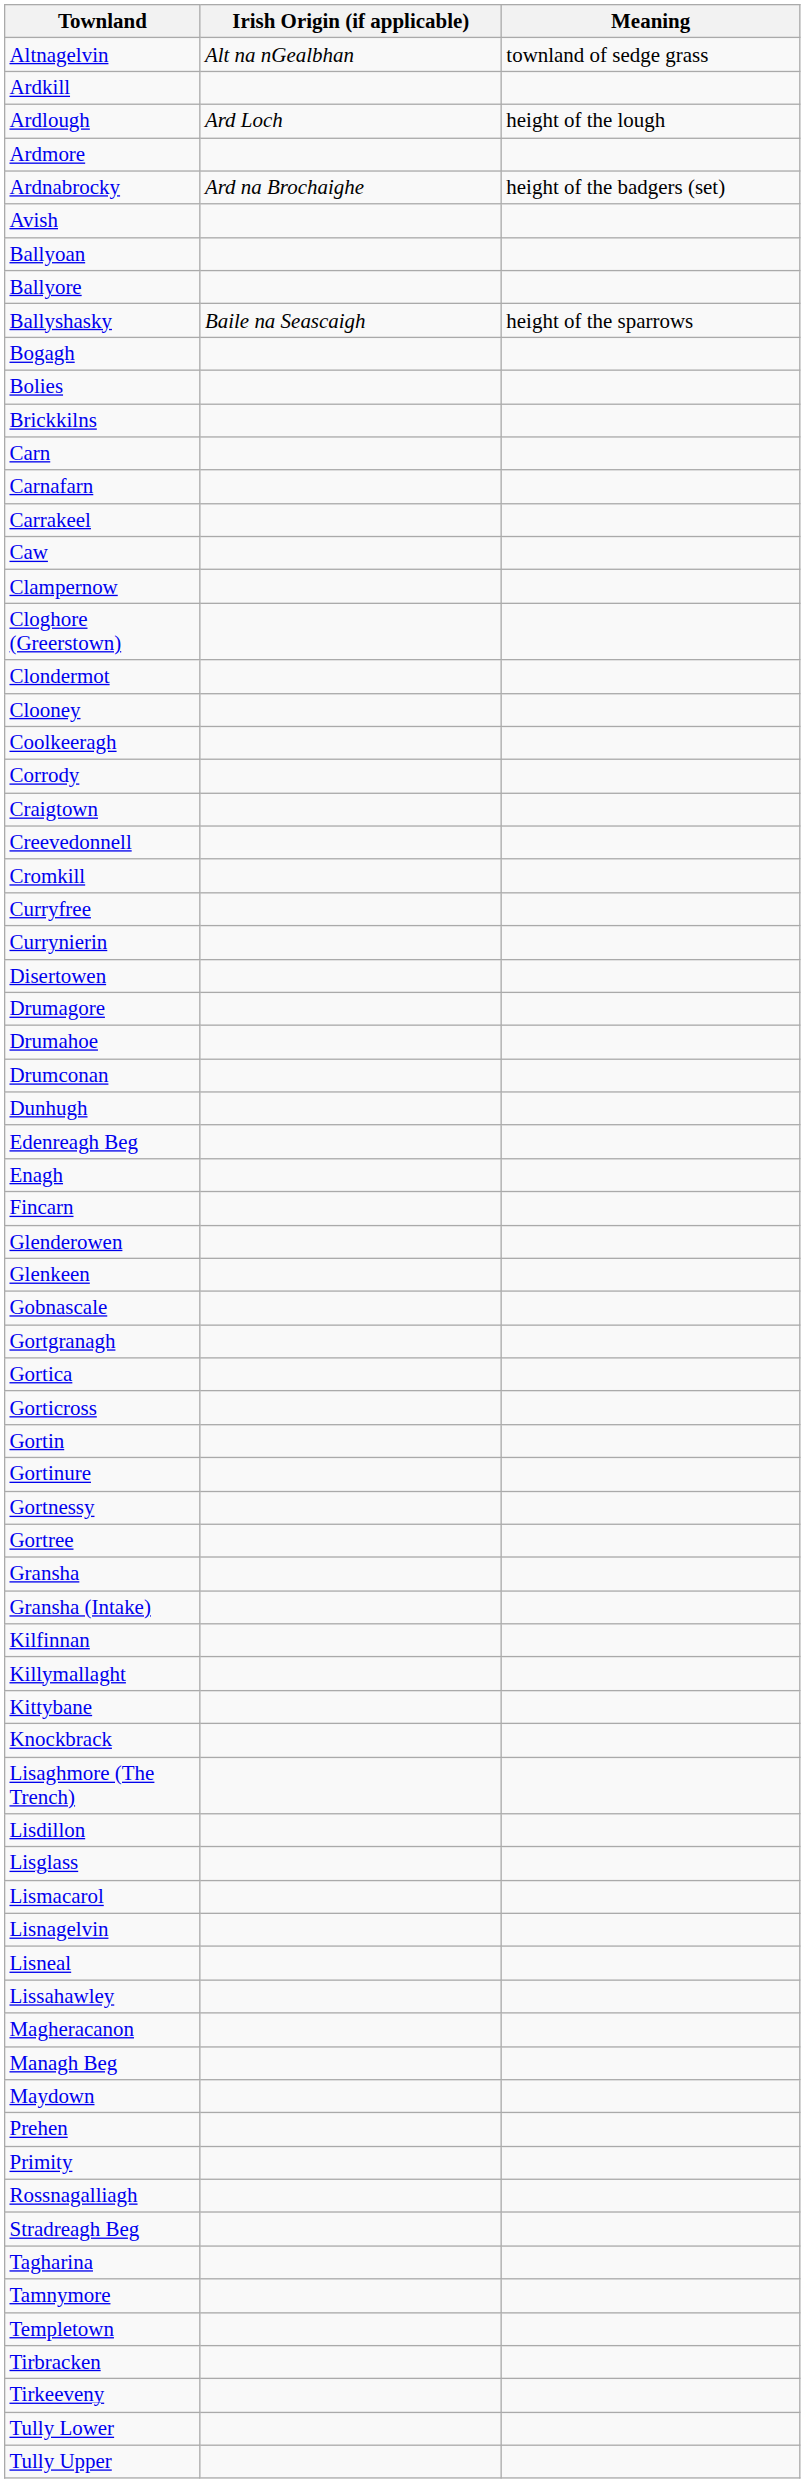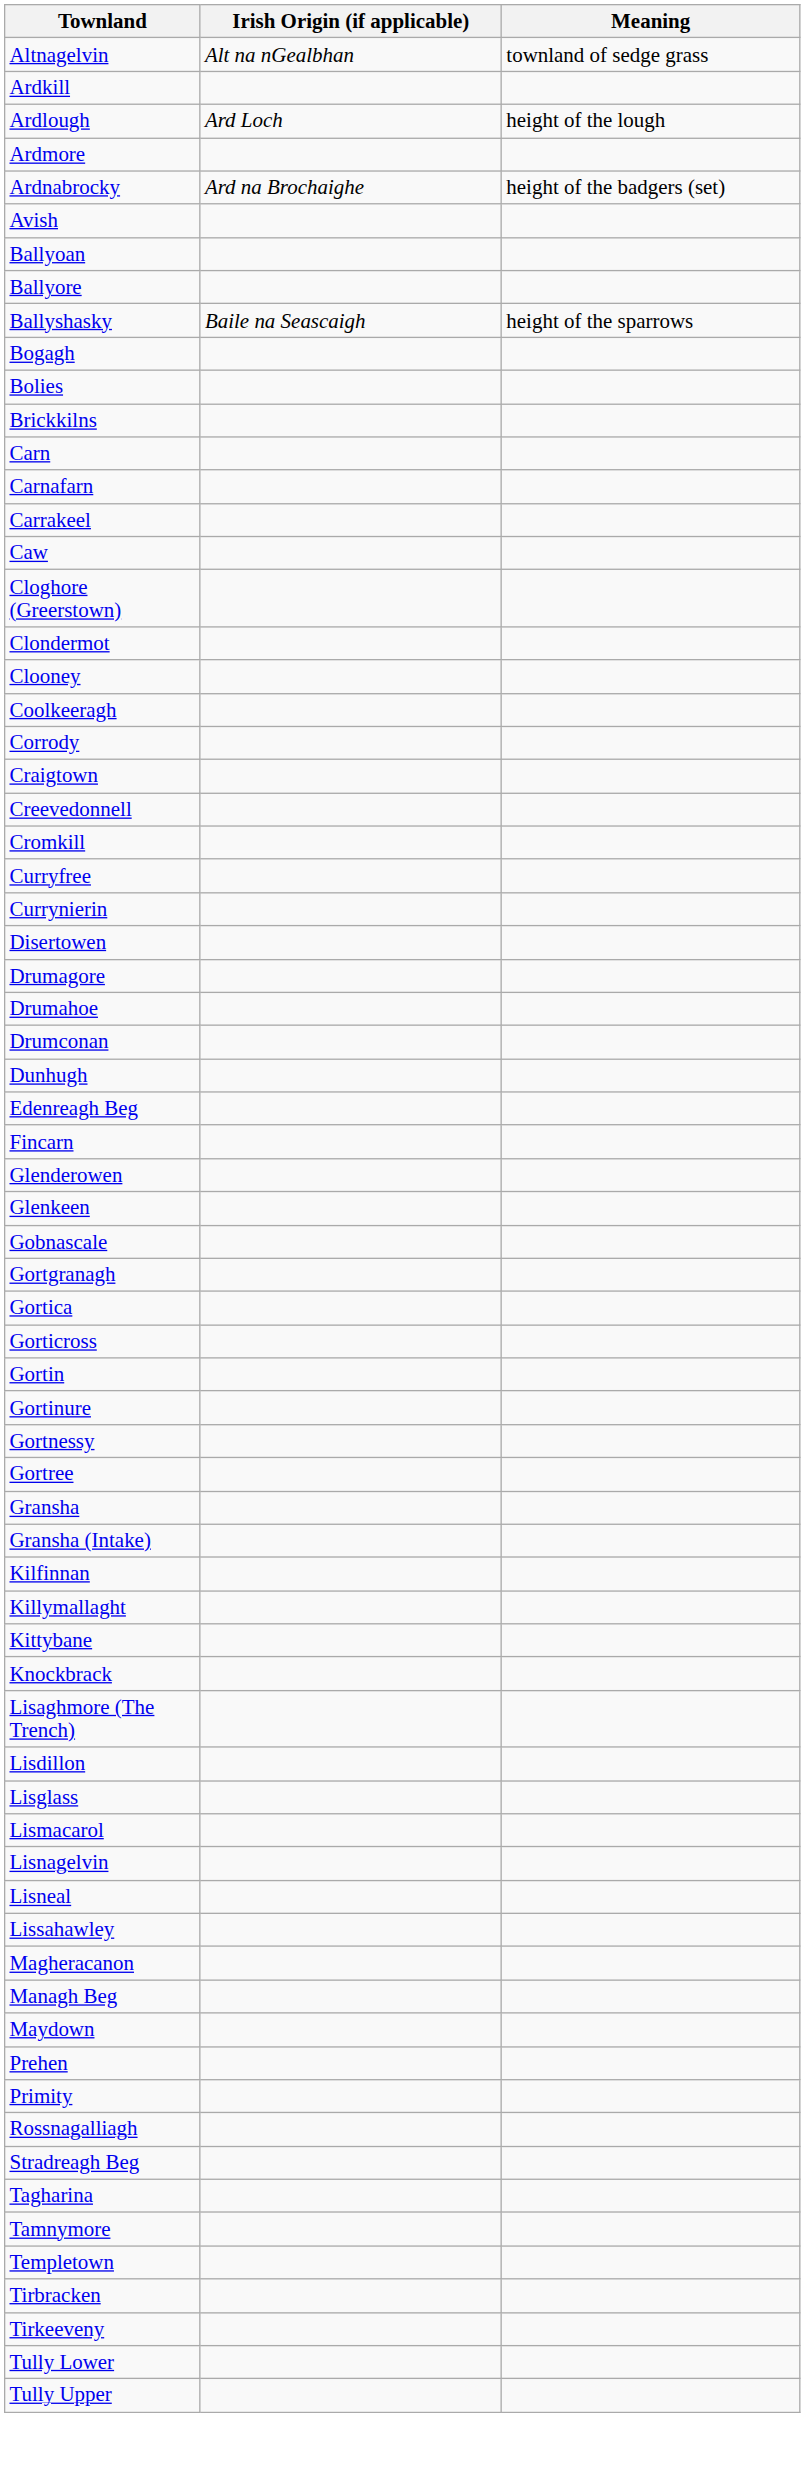- row: (64, 586)
- row: (36, 1174)
